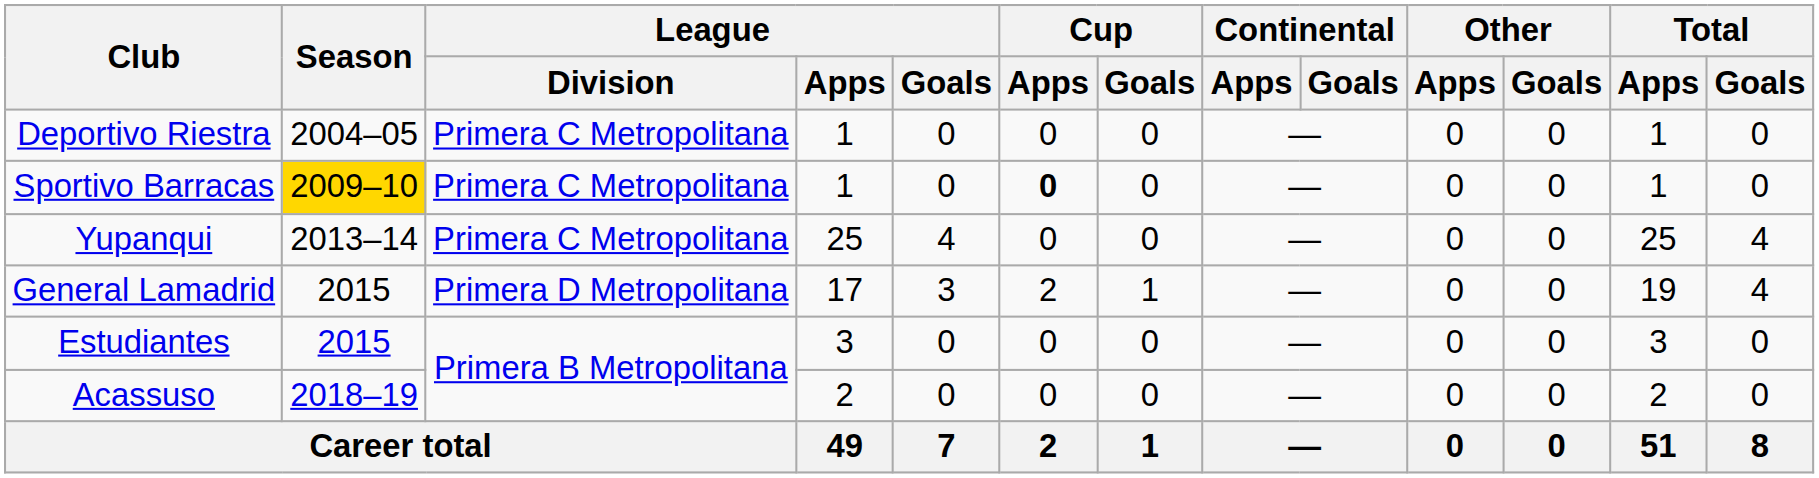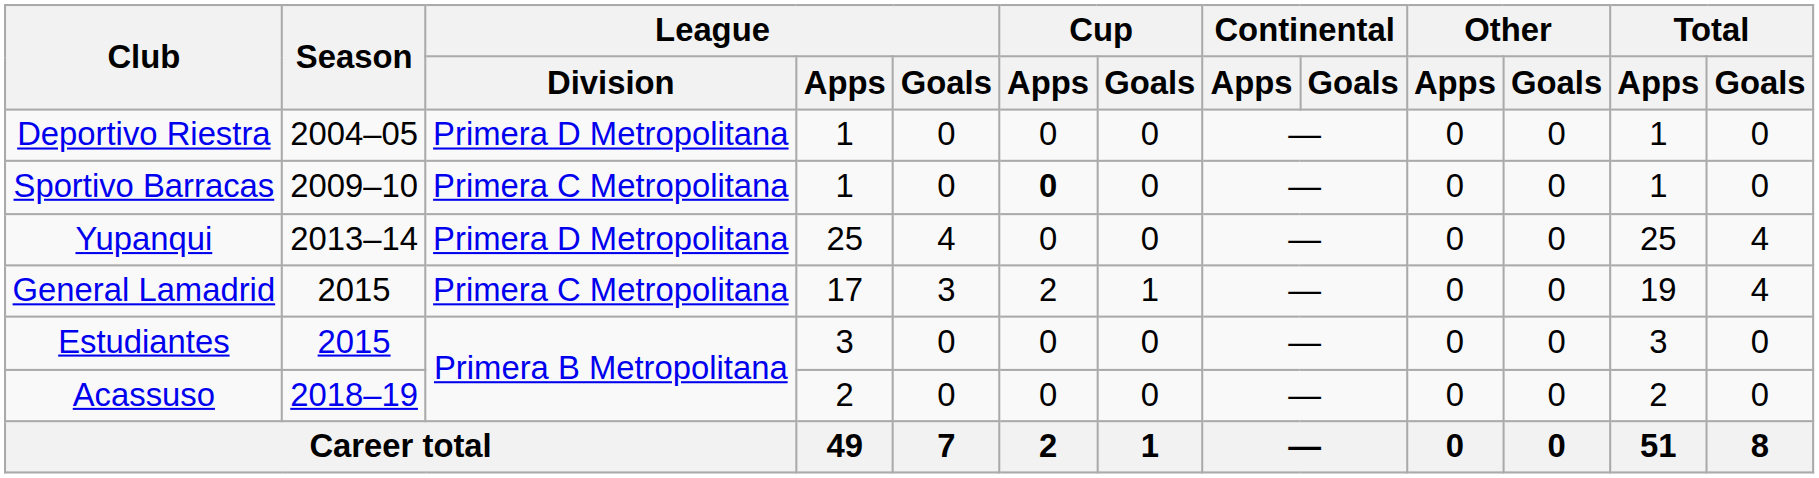(611, 134) Primera C Metropolitana -> (611, 134) Primera D Metropolitana
(354, 186) gold background -> (354, 186) no background
(611, 238) Primera C Metropolitana -> (611, 238) Primera D Metropolitana
(611, 290) Primera D Metropolitana -> (611, 290) Primera C Metropolitana
